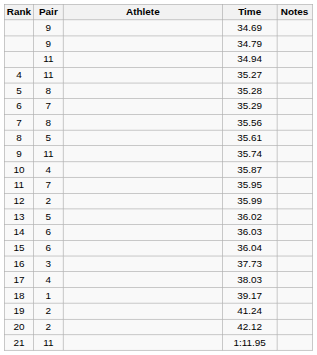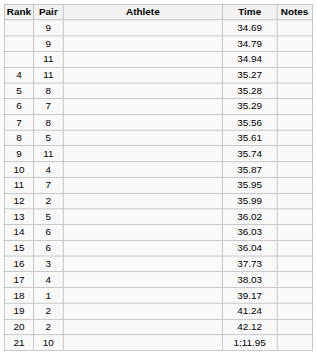(48, 342) 11 -> (48, 342) 10
